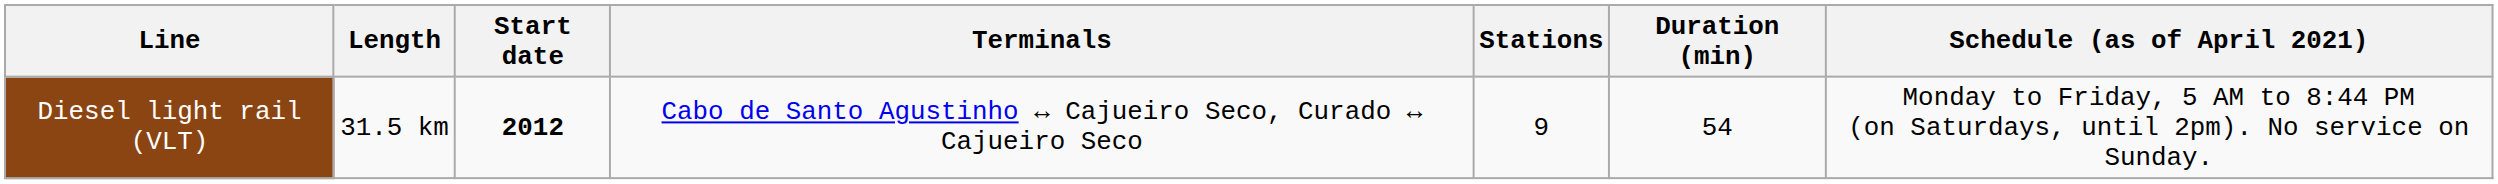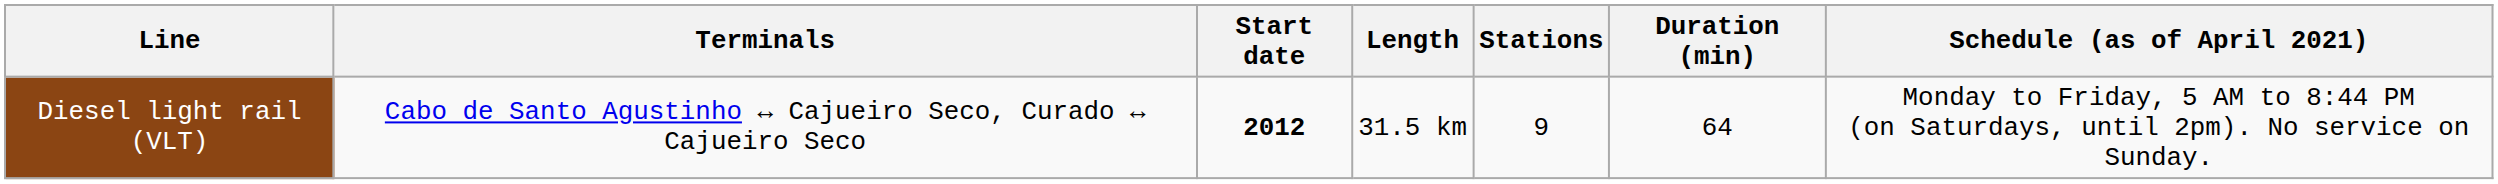columns swapped: (1042, 41) <-> (395, 41)
(1717, 128) 54 -> (1717, 128) 64
